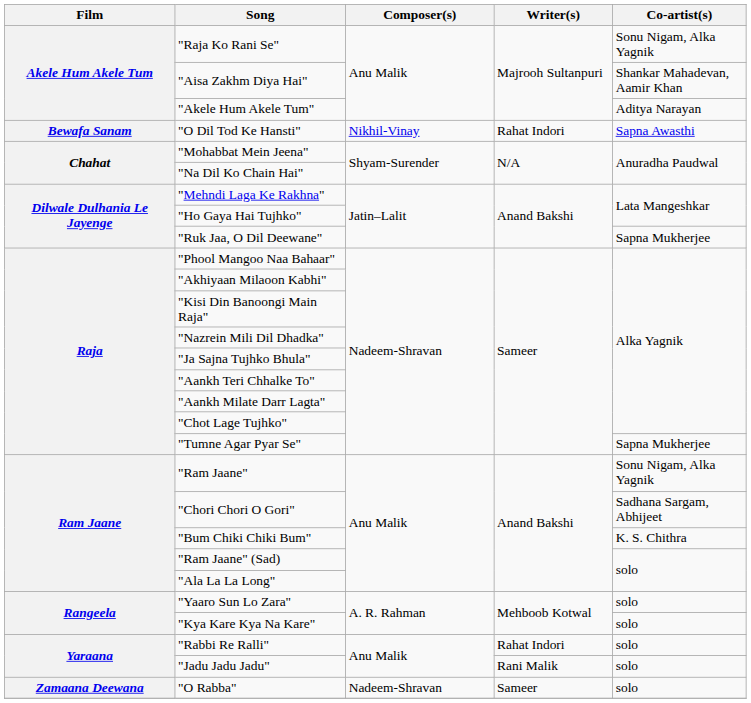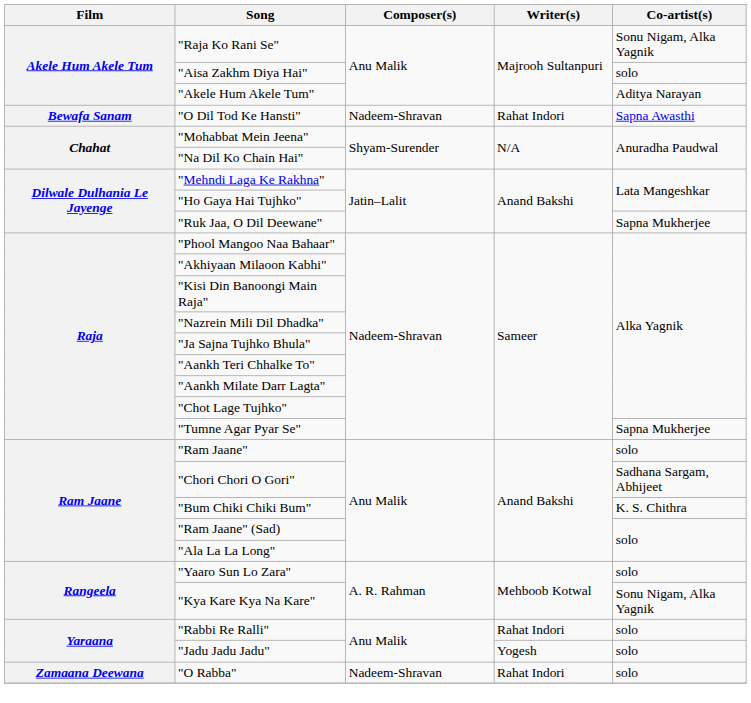(672, 80) Shankar Mahadevan, Aamir Khan -> (627, 72) solo
(384, 130) Nikhil-Vinay -> (395, 115) Nadeem-Shravan
(666, 473) Sonu Nigam, Alka Yagnik -> (627, 450) solo
(627, 623) solo -> (666, 600) Sonu Nigam, Alka Yagnik
(527, 666) Rani Malik -> (517, 651) Yogesh
(517, 687) Sameer -> (531, 672) Rahat Indori
